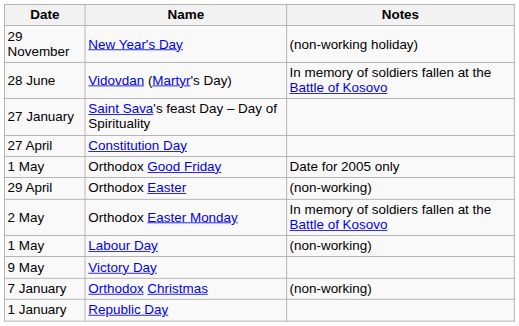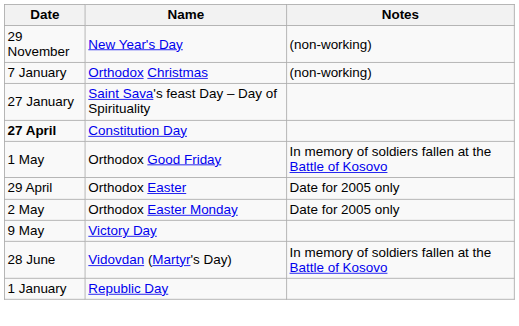(354, 44) (non-working holiday) -> (331, 44) (non-working)
rows swapped: (148, 288) <-> (160, 80)
(30, 145) normal -> (32, 130) bold
(344, 167) Date for 2005 only -> (390, 159) In memory of soldiers fallen at the Battle of Kosovo
(331, 188) (non-working) -> (344, 188) Date for 2005 only
(390, 217) In memory of soldiers fallen at the Battle of Kosovo -> (344, 209) Date for 2005 only
- row: (123, 246)
